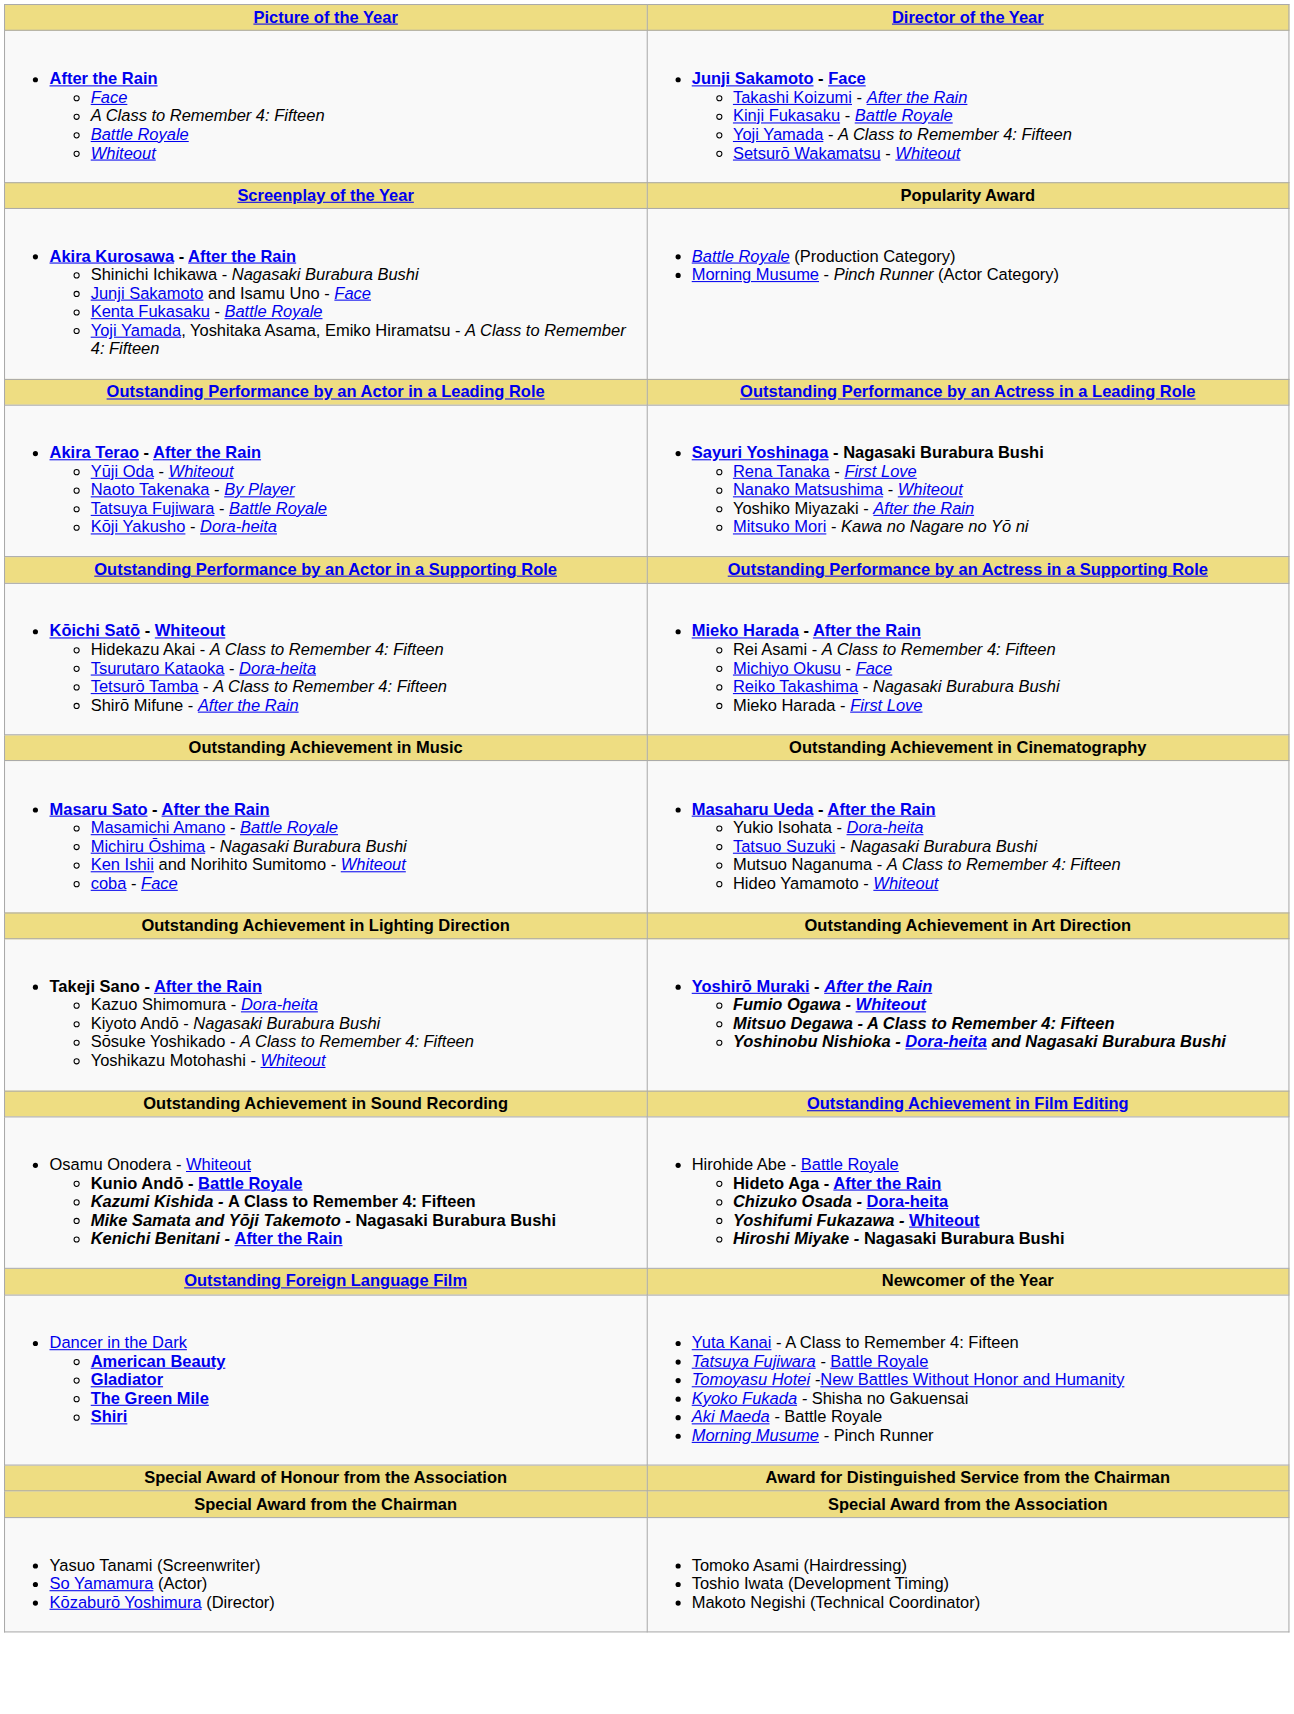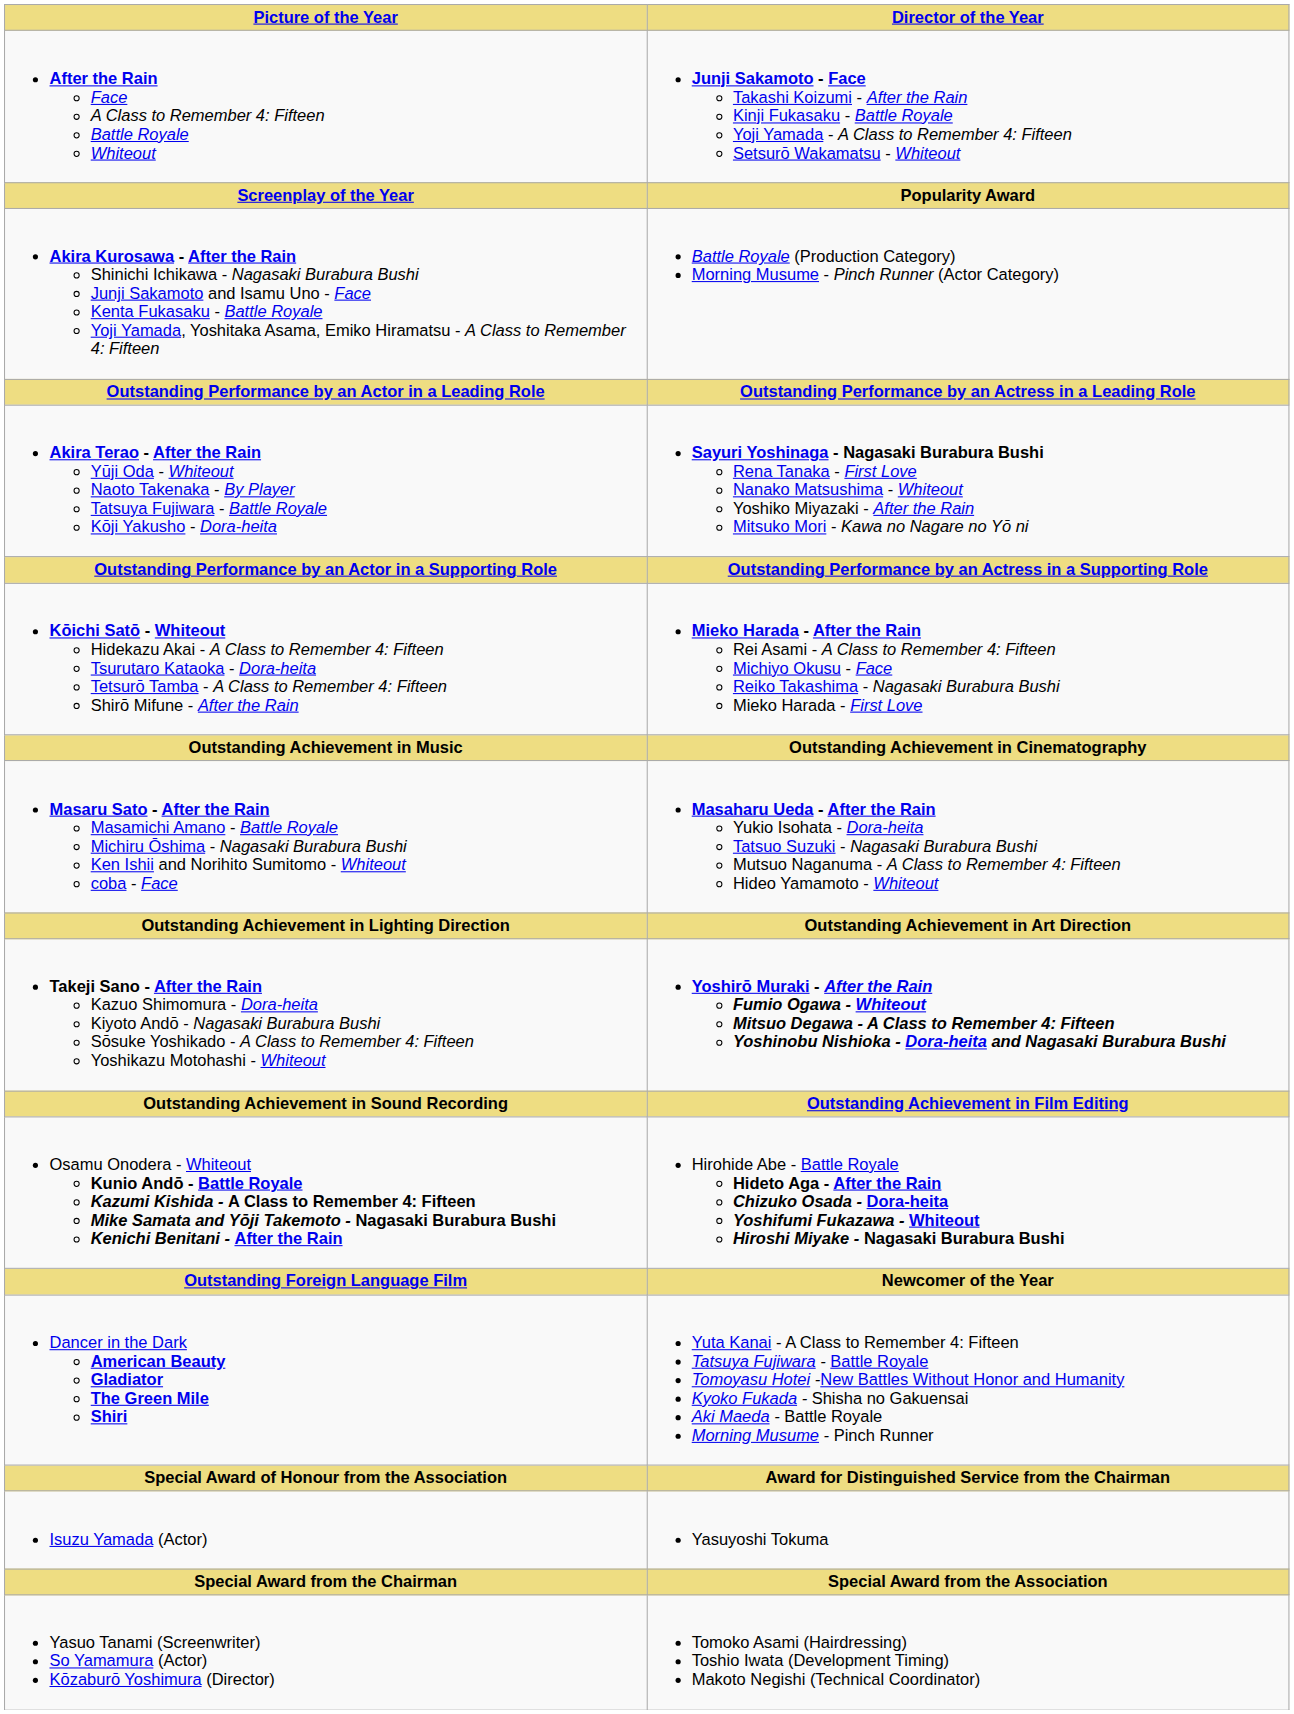+ row: (326, 1539)
